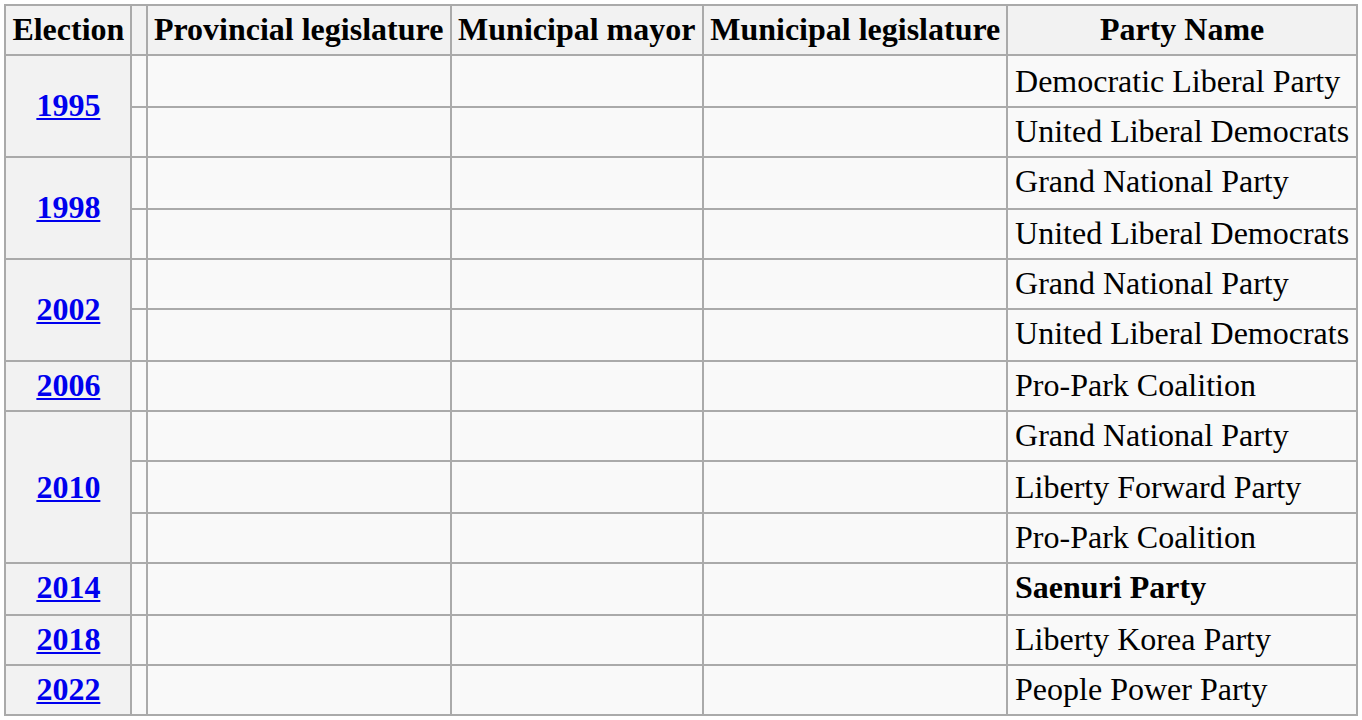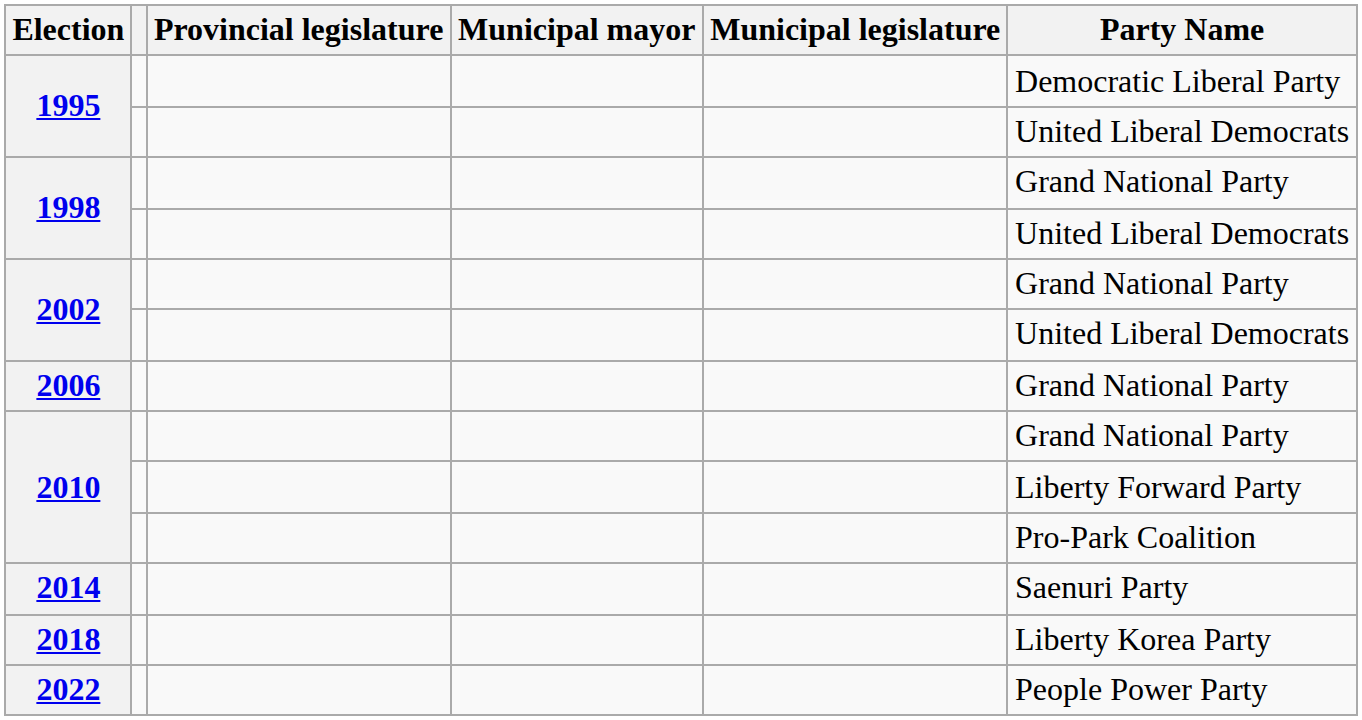(1135, 385) Pro-Park Coalition -> (1152, 385) Grand National Party
(1111, 588) bold -> (1102, 588) normal
